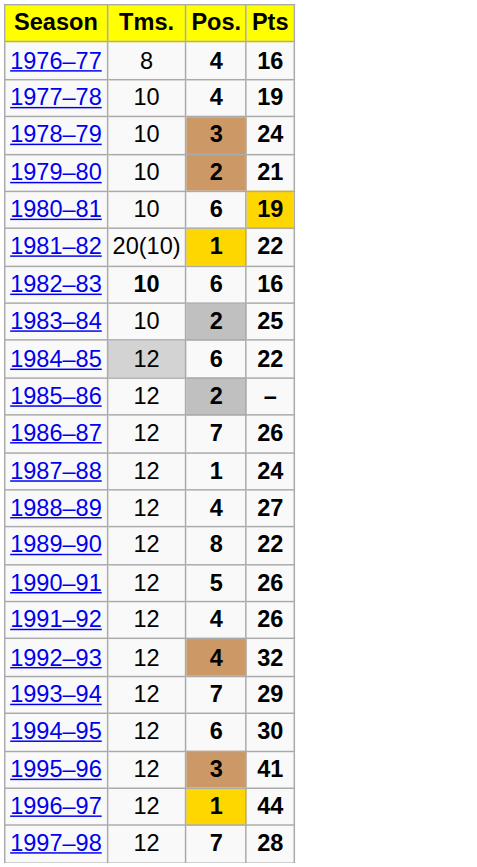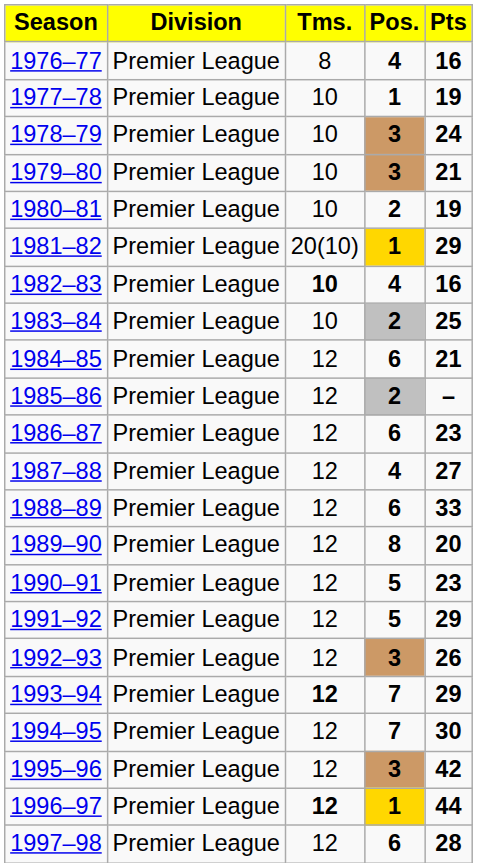+ column: (196, 23)
(216, 97) 4 -> (394, 97) 1
(216, 172) 2 -> (394, 172) 3
(216, 209) 6 -> (394, 209) 2
(270, 209) gold background -> (448, 209) no background
(270, 246) 22 -> (448, 246) 29
(216, 284) 6 -> (394, 284) 4
(147, 358) lightgrey background -> (325, 358) no background
(270, 358) 22 -> (448, 358) 21
(216, 433) 7 -> (394, 433) 6
(270, 433) 26 -> (448, 433) 23
(216, 470) 1 -> (394, 470) 4
(270, 470) 24 -> (448, 470) 27
(216, 508) 4 -> (394, 508) 6
(270, 508) 27 -> (448, 508) 33
(270, 545) 22 -> (448, 545) 20
(270, 582) 26 -> (448, 582) 23
(216, 619) 4 -> (394, 619) 5
(270, 619) 26 -> (448, 619) 29
(216, 657) 4 -> (394, 657) 3
(270, 657) 32 -> (448, 657) 26
(147, 694) normal -> (325, 694) bold
(216, 731) 6 -> (394, 731) 7
(270, 769) 41 -> (448, 769) 42
(147, 806) normal -> (325, 806) bold
(216, 843) 7 -> (394, 843) 6
